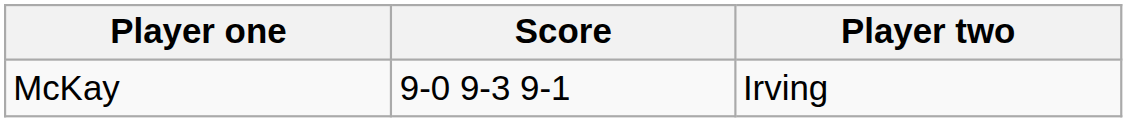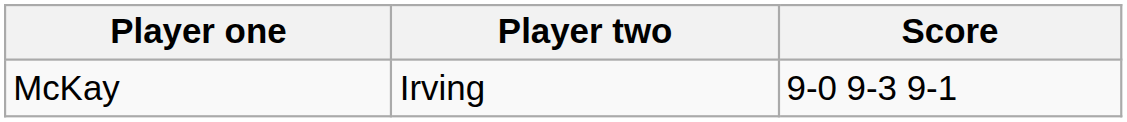columns swapped: (928, 32) <-> (563, 32)
